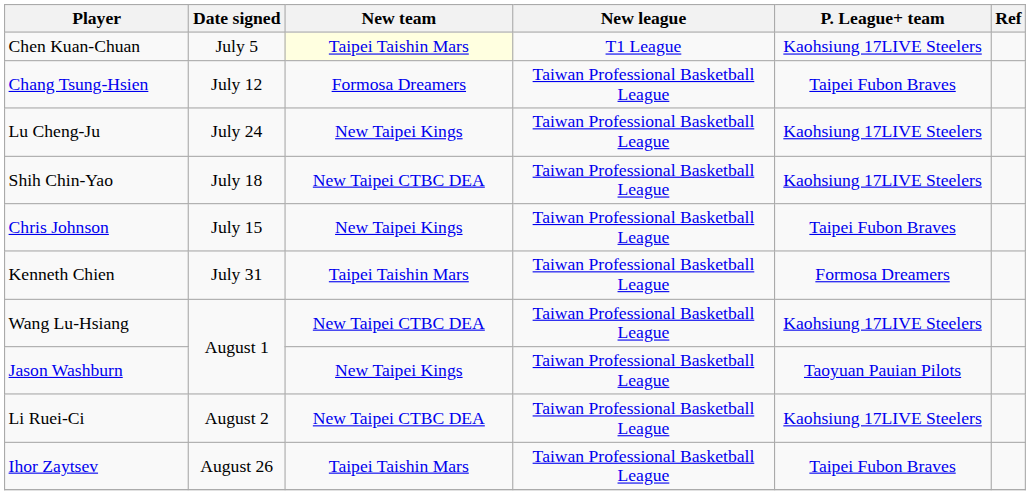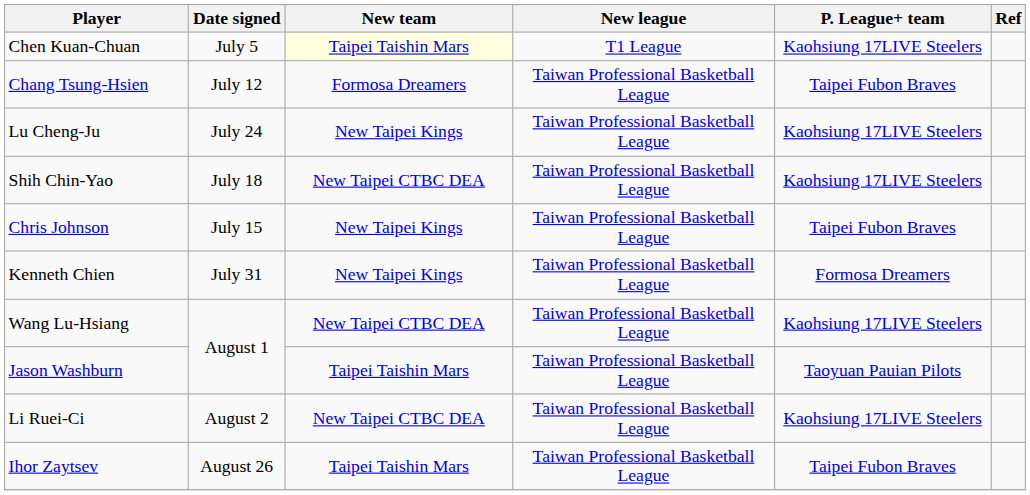(399, 275) Taipei Taishin Mars -> (399, 275) New Taipei Kings
(399, 370) New Taipei Kings -> (399, 370) Taipei Taishin Mars
